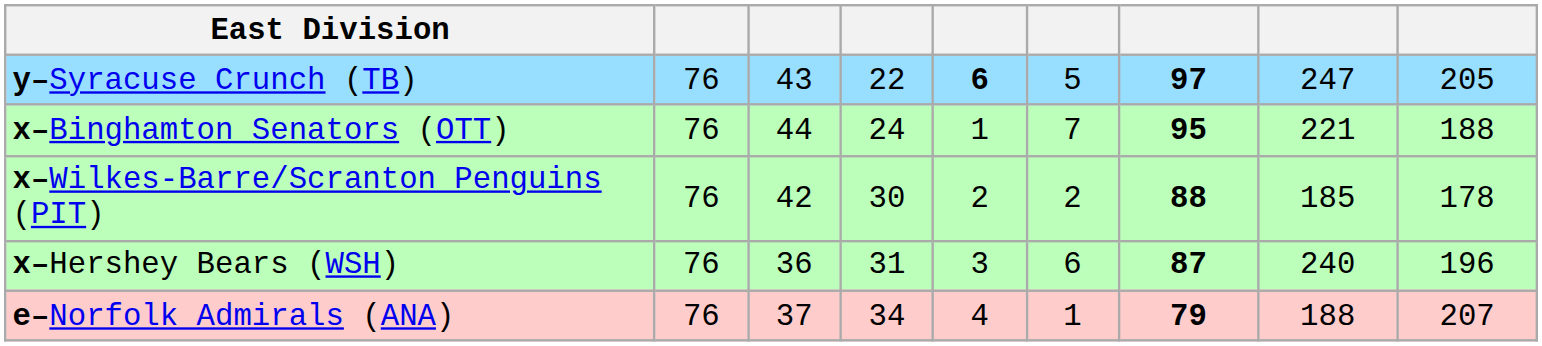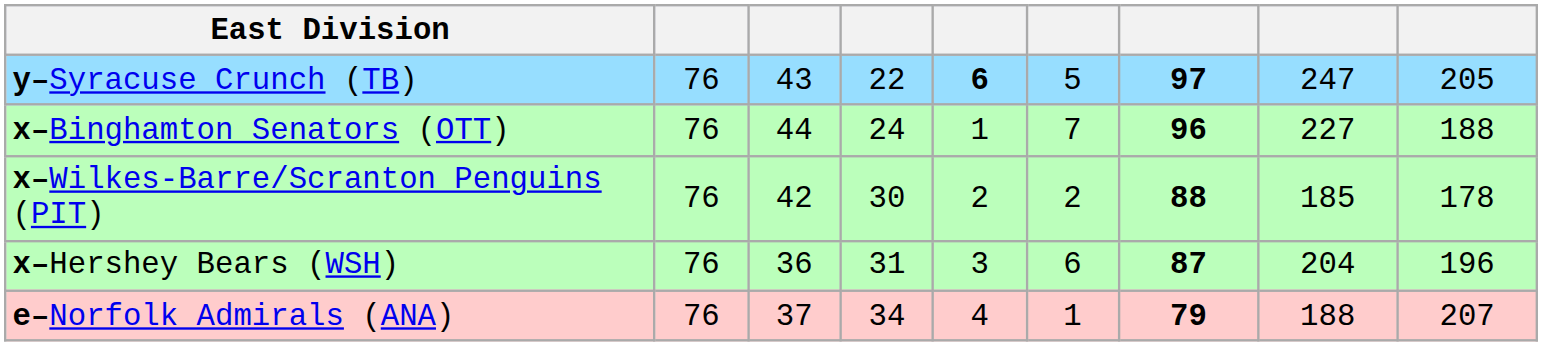(1188, 130) 95 -> (1188, 130) 96
(1328, 130) 221 -> (1328, 130) 227
(1328, 266) 240 -> (1328, 266) 204
